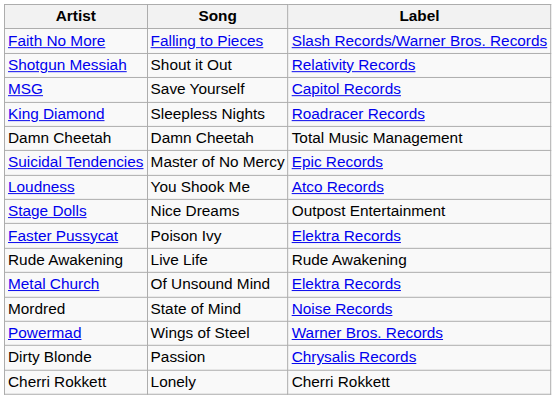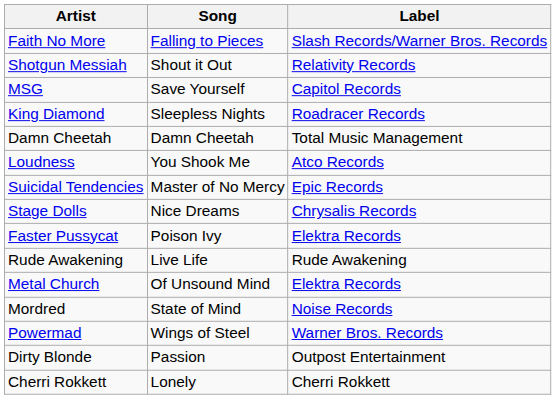rows swapped: (41, 187) <-> (76, 162)
(369, 211) Outpost Entertainment -> (354, 211) Chrysalis Records
(354, 357) Chrysalis Records -> (369, 357) Outpost Entertainment
